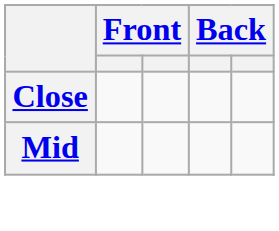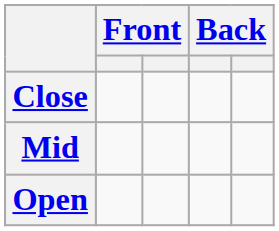+ row: (50, 198)
